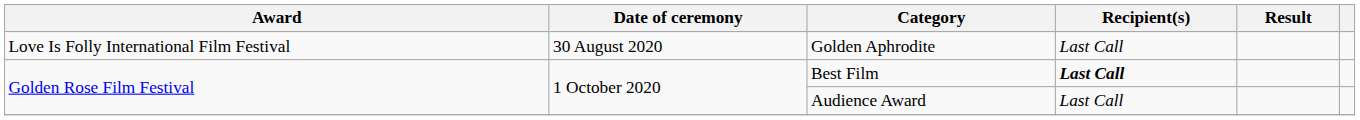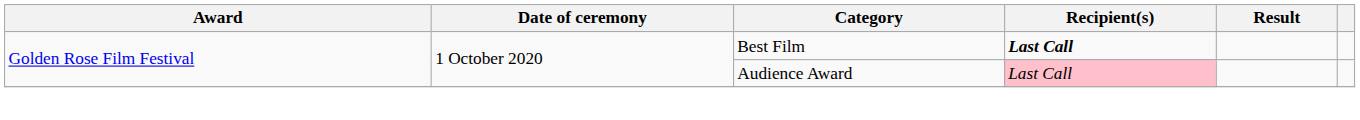- row: (873, 45)
(1091, 100) no background -> (1040, 73) pink background
